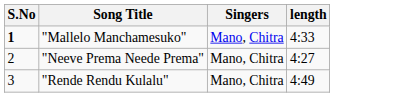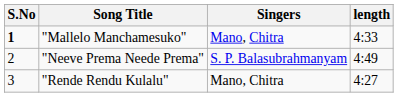(247, 59) Mano, Chitra -> (279, 59) S. P. Balasubrahmanyam
(302, 59) 4:27 -> (366, 59) 4:49
(302, 80) 4:49 -> (366, 80) 4:27
